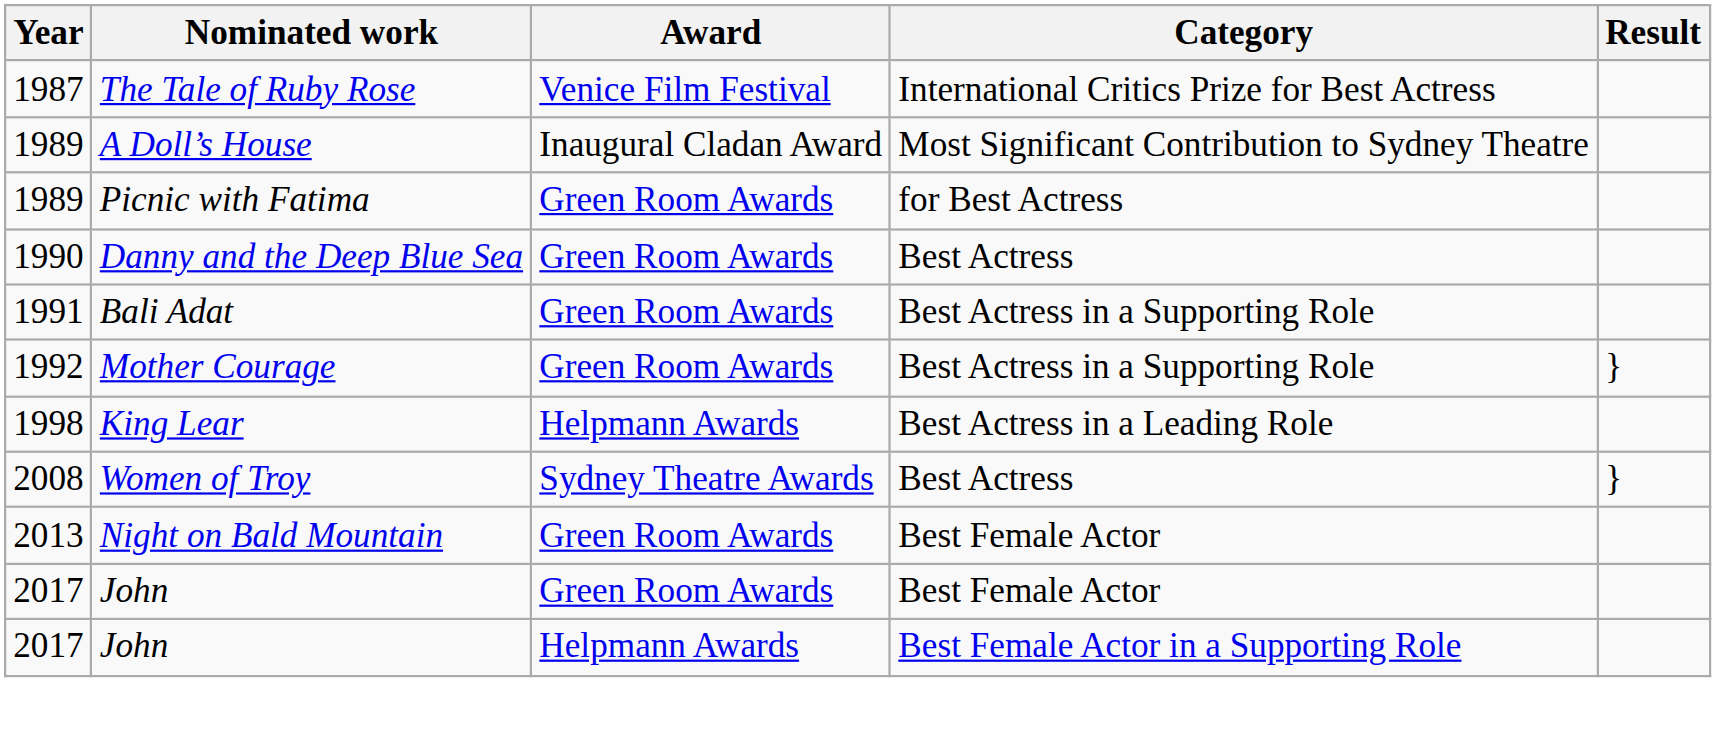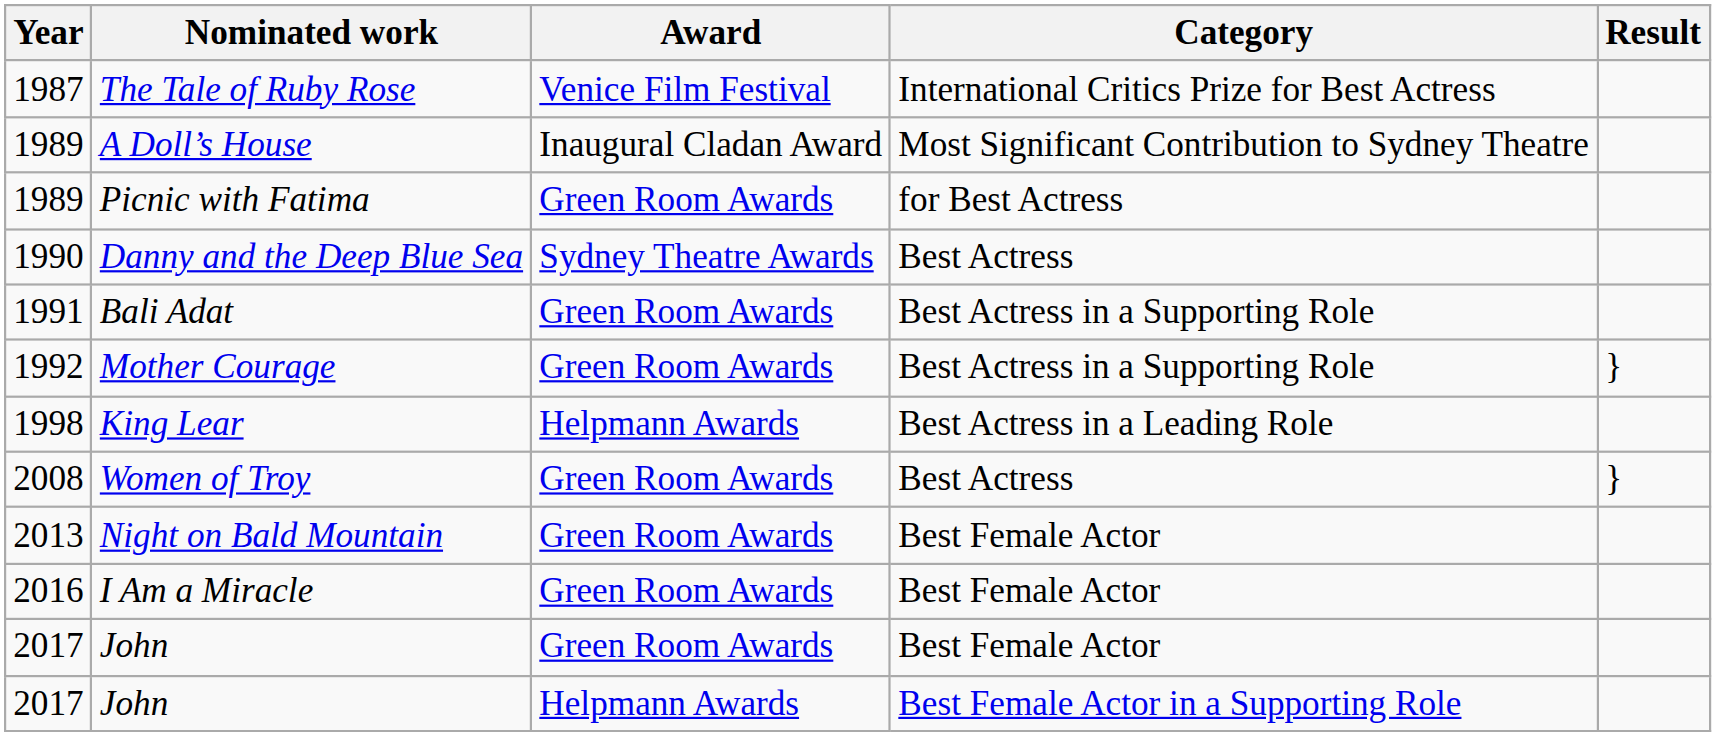(686, 255) Green Room Awards -> (707, 255) Sydney Theatre Awards
(707, 479) Sydney Theatre Awards -> (686, 479) Green Room Awards
+ row: (207, 590)
